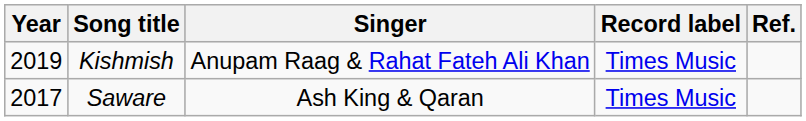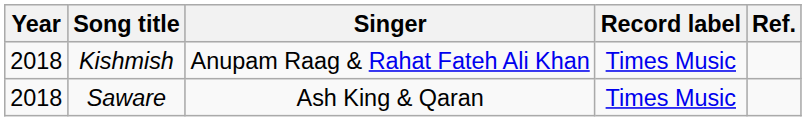(36, 61) 2019 -> (36, 61) 2018
(36, 98) 2017 -> (36, 98) 2018
